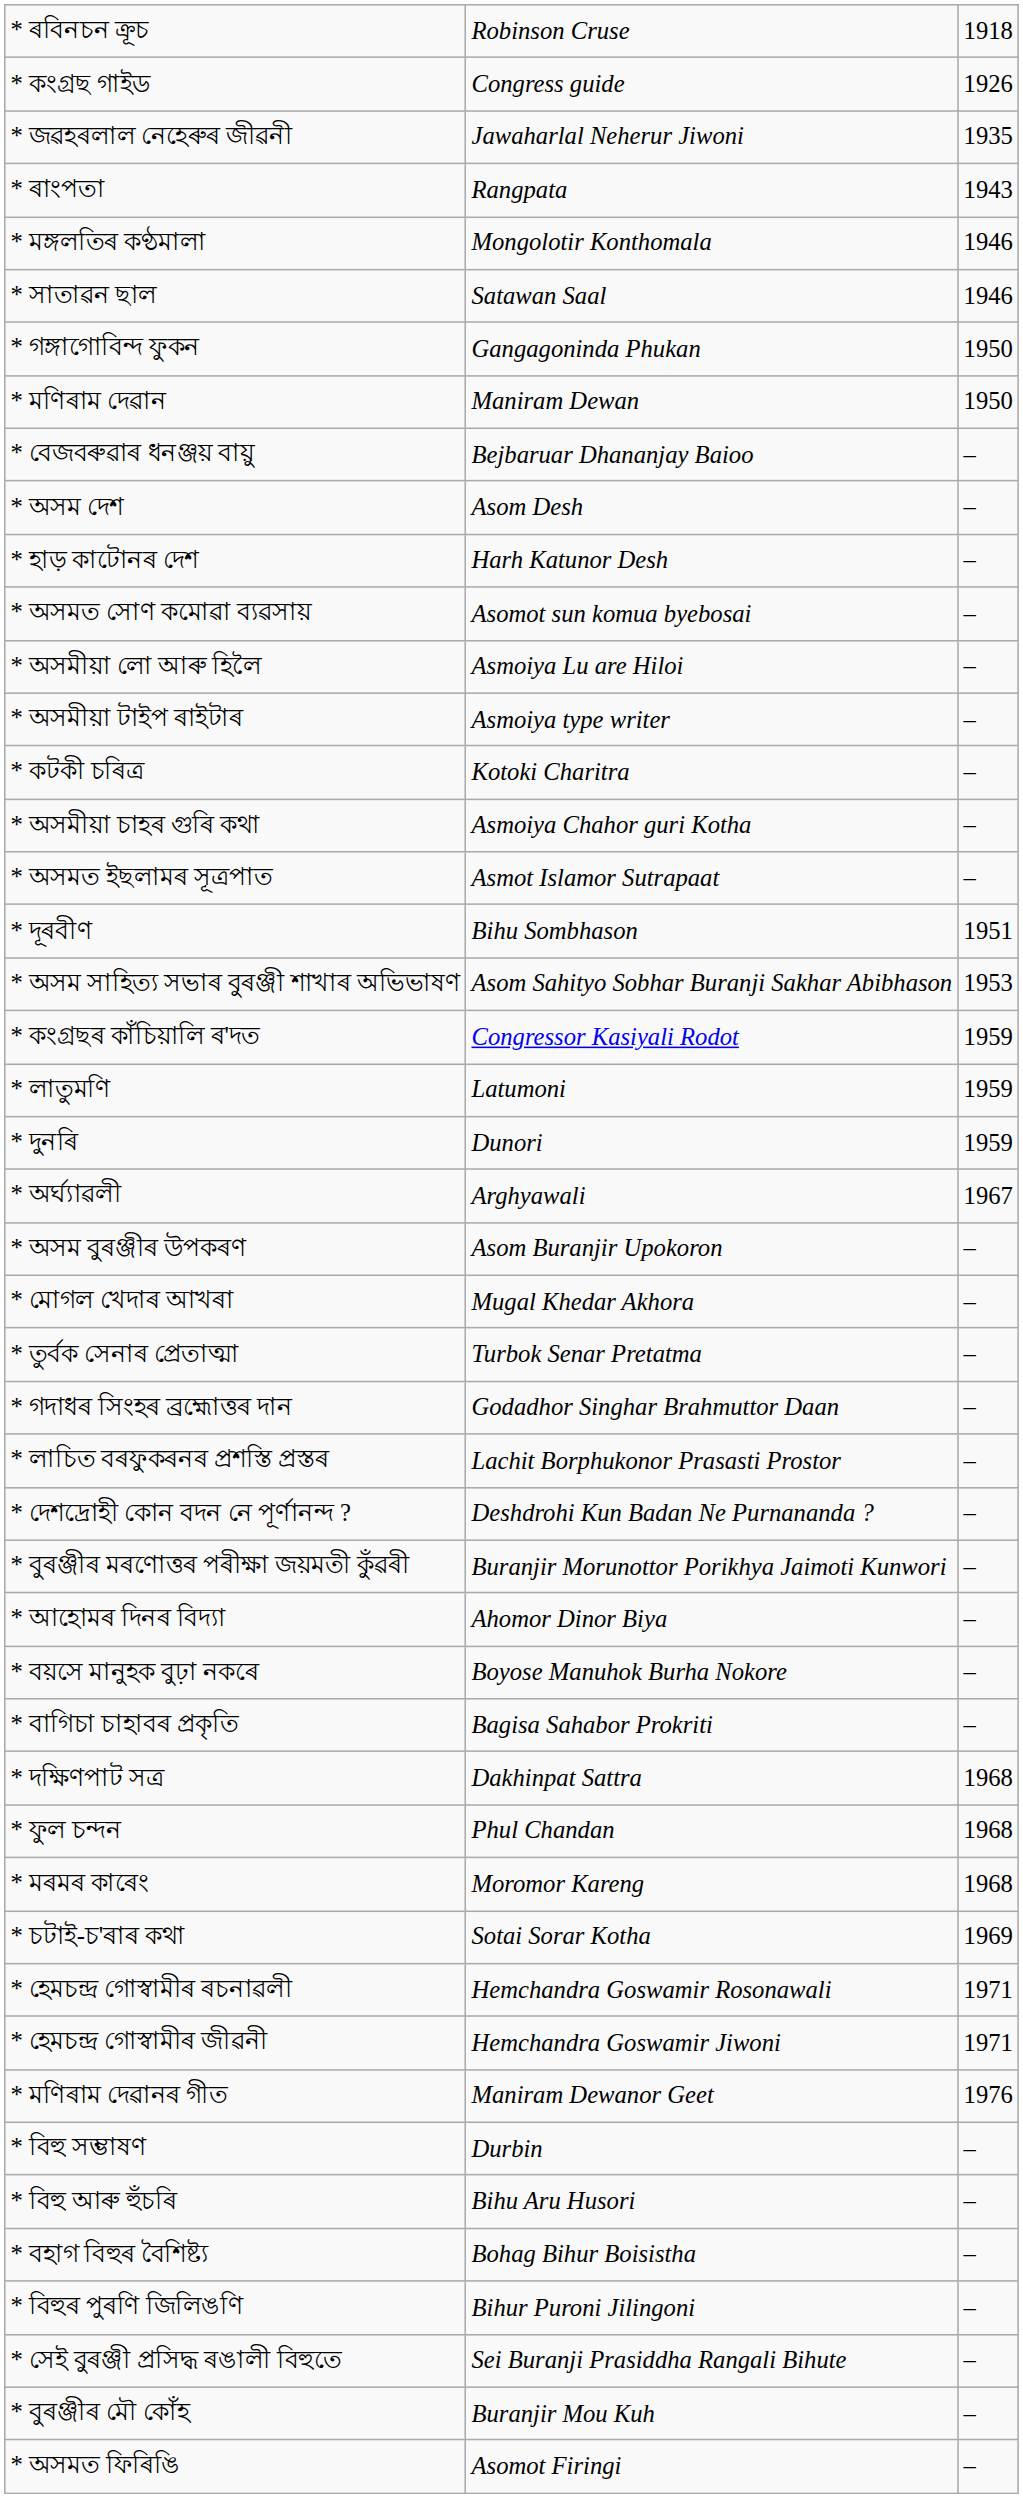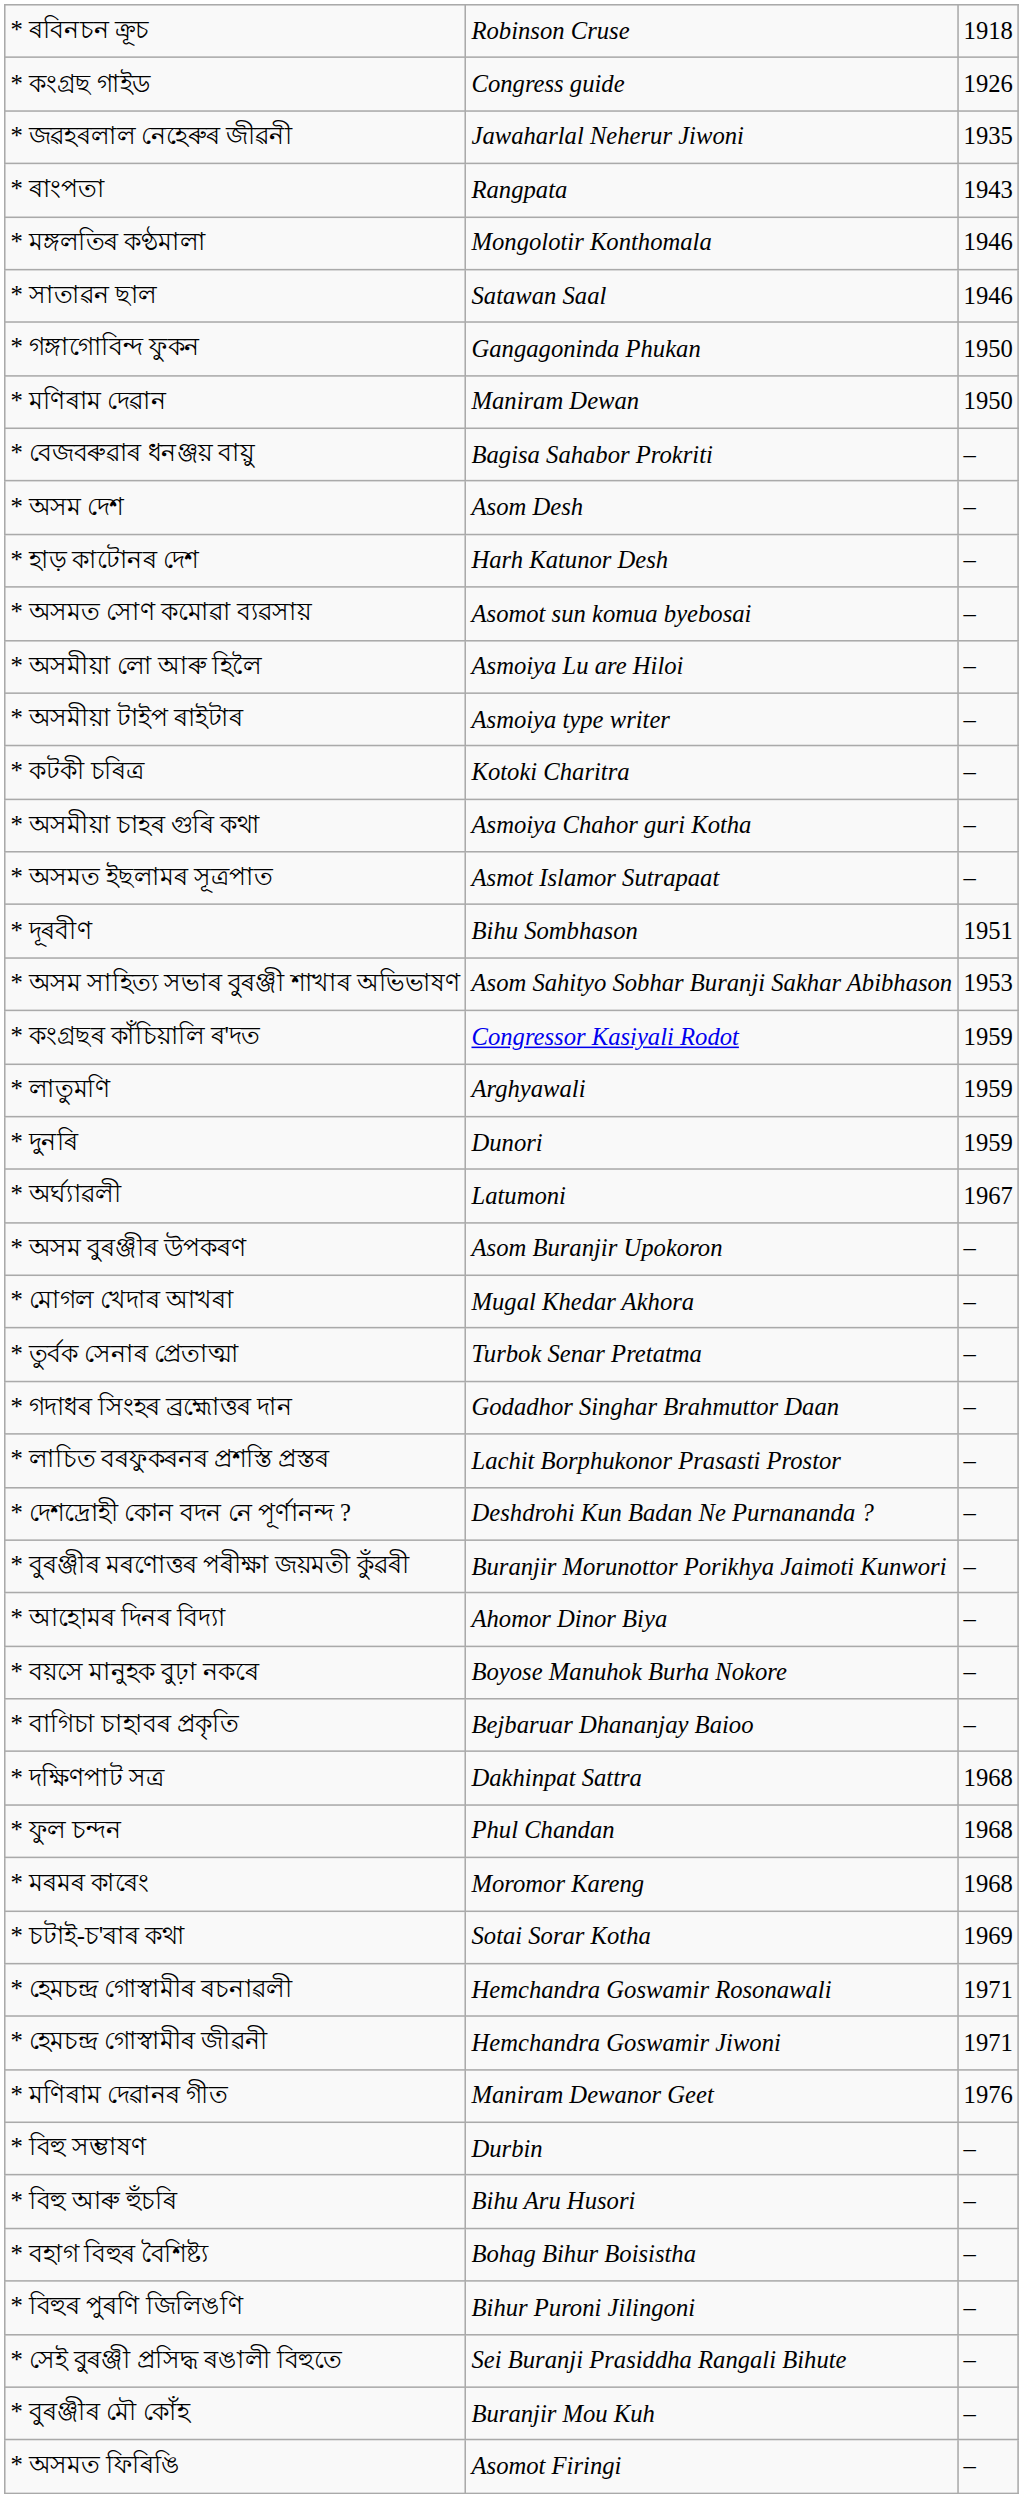(612, 454) Bejbaruar Dhananjay Baioo -> (592, 454) Bagisa Sahabor Prokriti
(519, 1089) Latumoni -> (529, 1089) Arghyawali
(529, 1195) Arghyawali -> (519, 1195) Latumoni
(592, 1724) Bagisa Sahabor Prokriti -> (612, 1724) Bejbaruar Dhananjay Baioo
